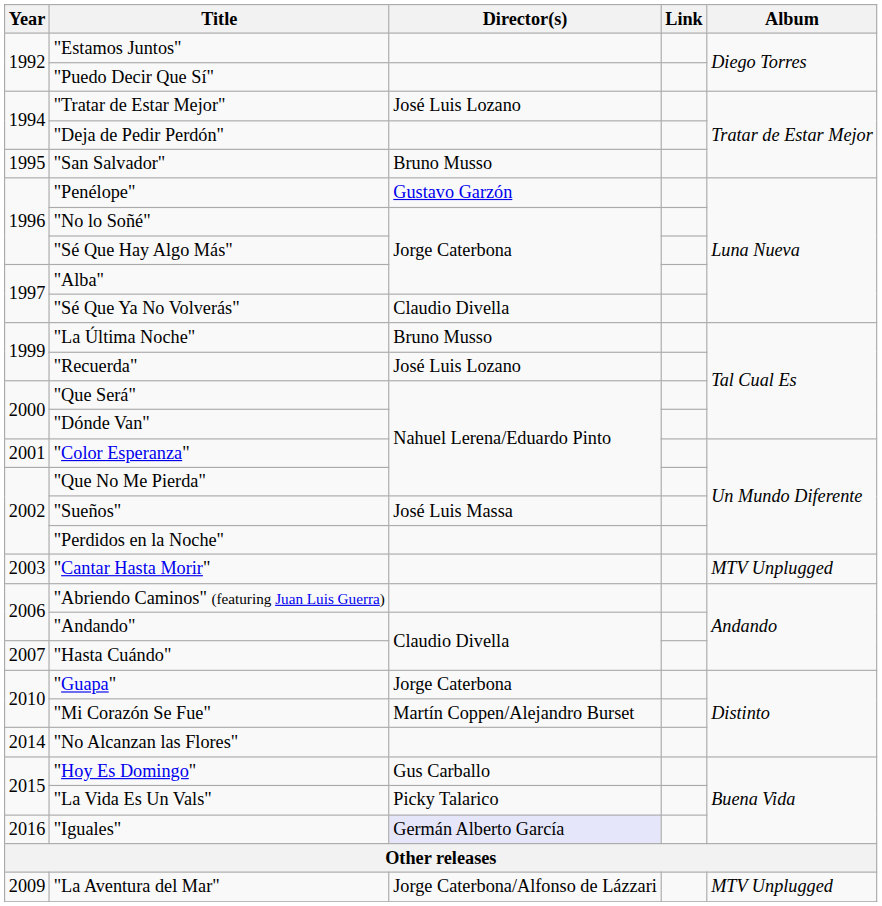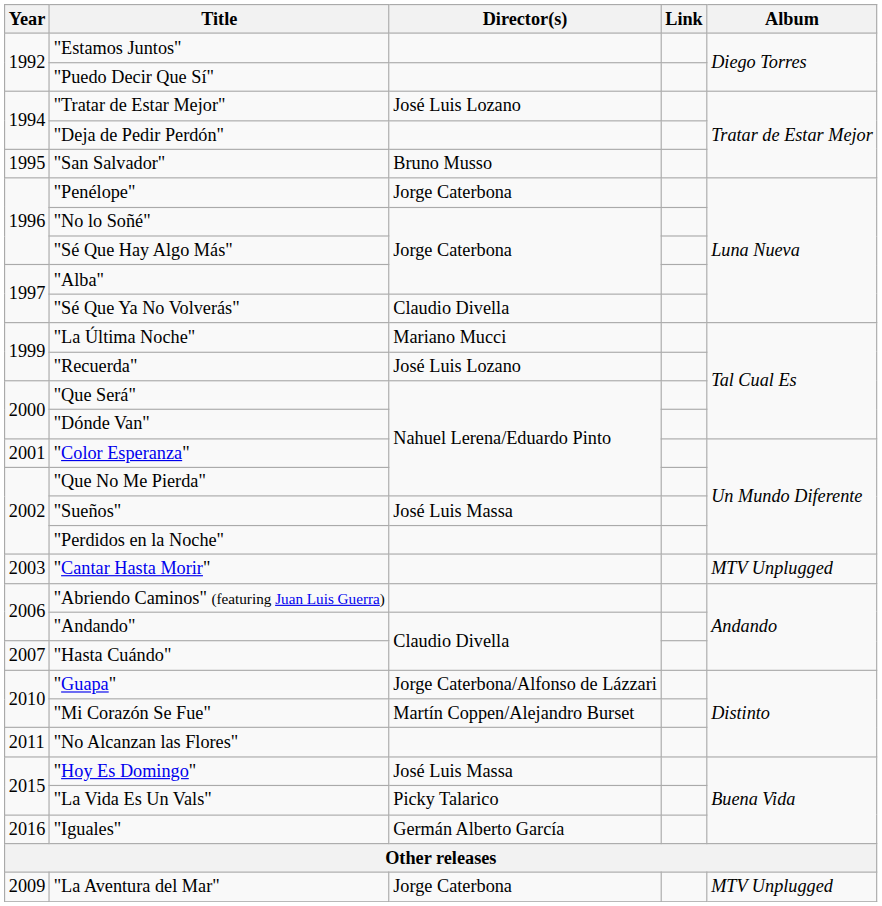(453, 192) Gustavo Garzón -> (453, 192) Jorge Caterbona
(443, 337) Bruno Musso -> (450, 337) Mariano Mucci
(453, 684) Jorge Caterbona -> (525, 684) Jorge Caterbona/Alfonso de Lázzari
(27, 742) 2014 -> (27, 742) 2011
(442, 771) Gus Carballo -> (453, 771) José Luis Massa
(479, 828) lavender background -> (479, 828) no background
(525, 886) Jorge Caterbona/Alfonso de Lázzari -> (453, 886) Jorge Caterbona
